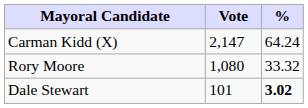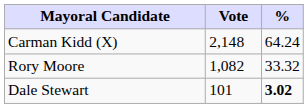(227, 41) 2,147 -> (227, 41) 2,148
(227, 66) 1,080 -> (227, 66) 1,082
